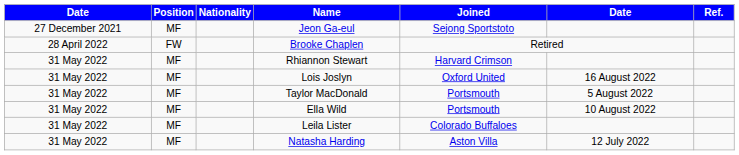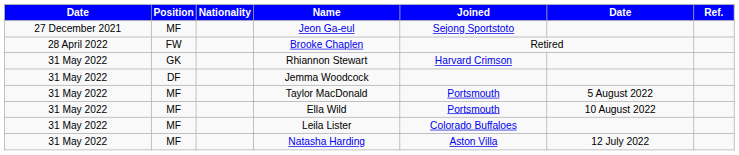(174, 61) MF -> (174, 61) GK
+ row: (327, 77)
- row: (327, 77)
